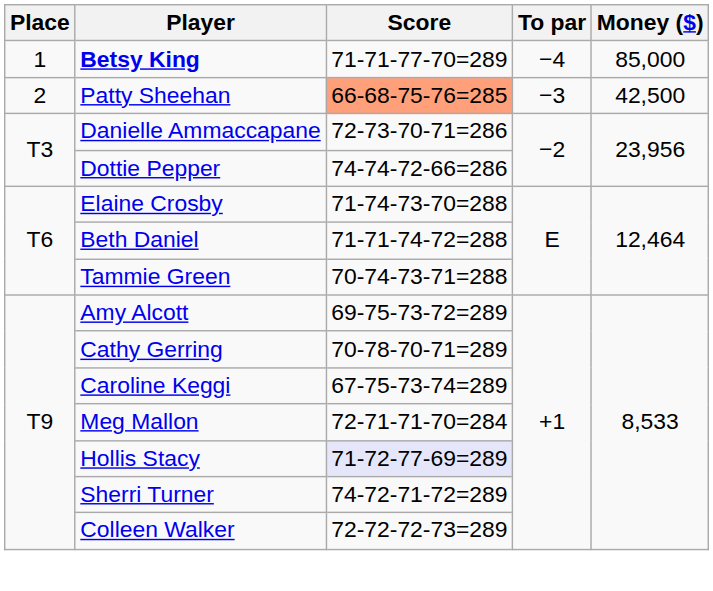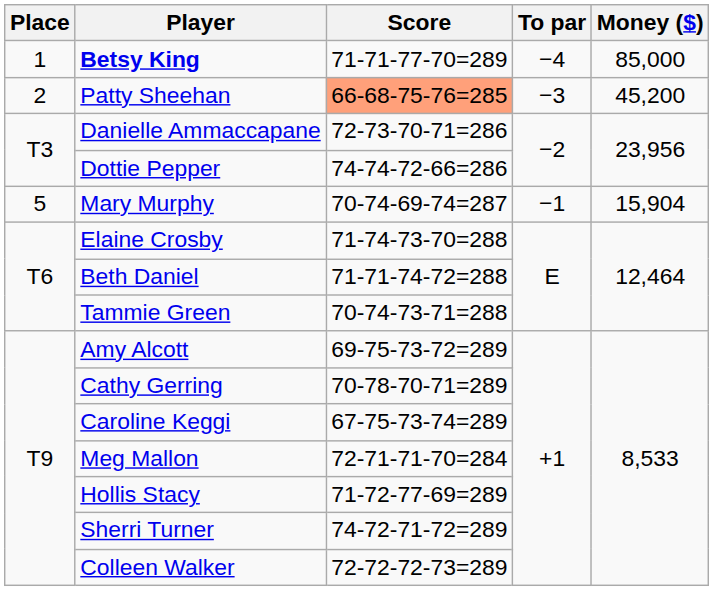(650, 95) 42,500 -> (650, 95) 45,200
+ row: (147, 204)
(419, 458) lavender background -> (419, 494) no background
